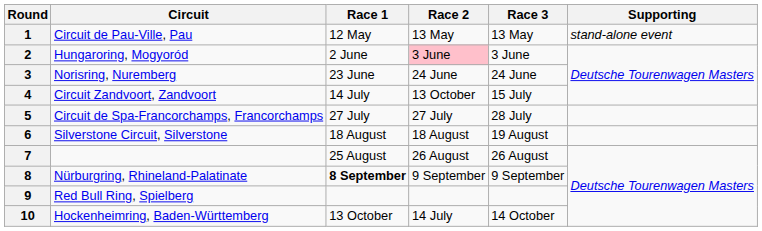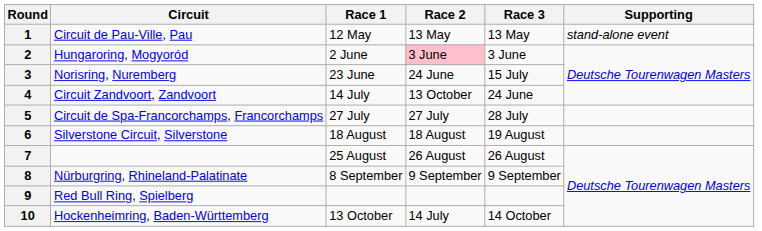(514, 75) 24 June -> (508, 75) 15 July
(511, 95) 15 July -> (510, 95) 24 June
(368, 175) bold -> (366, 175) normal
